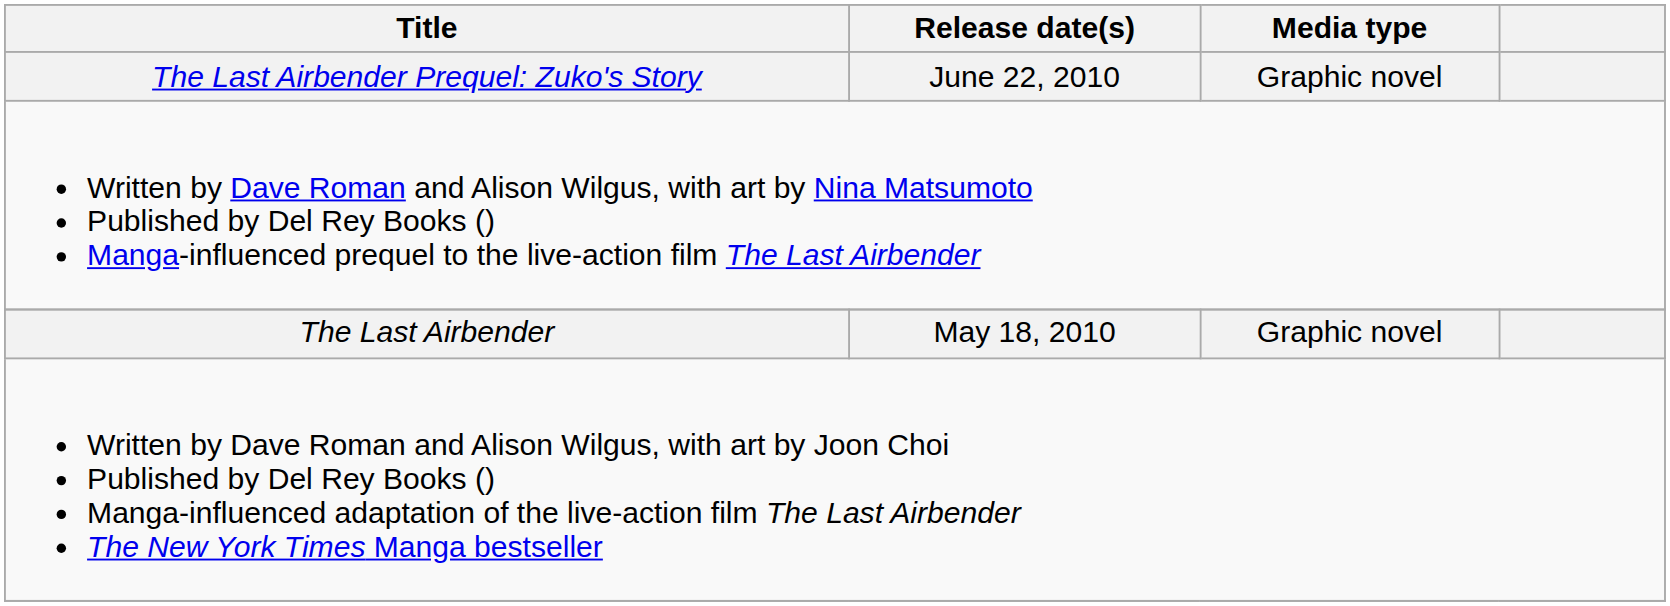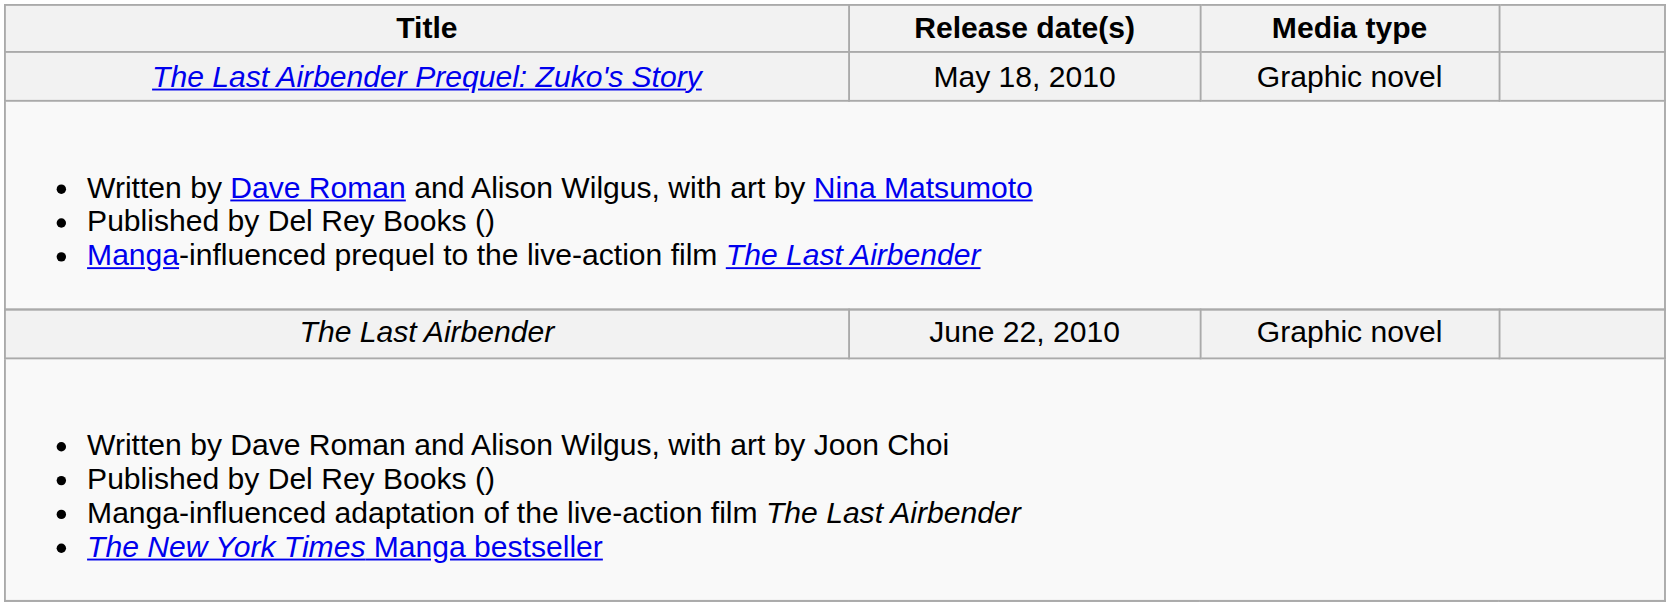(1025, 76) June 22, 2010 -> (1025, 76) May 18, 2010
(1025, 333) May 18, 2010 -> (1025, 333) June 22, 2010
